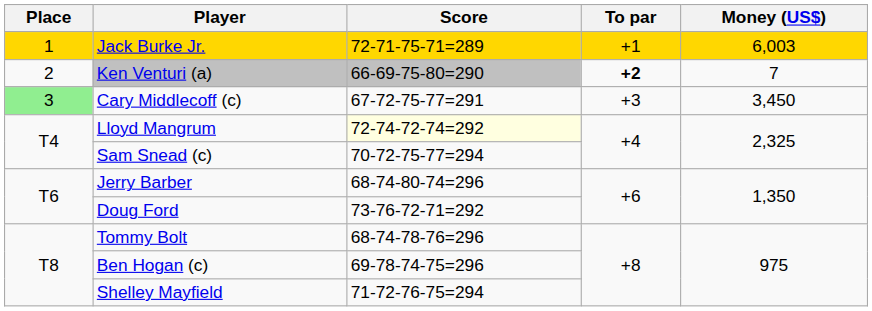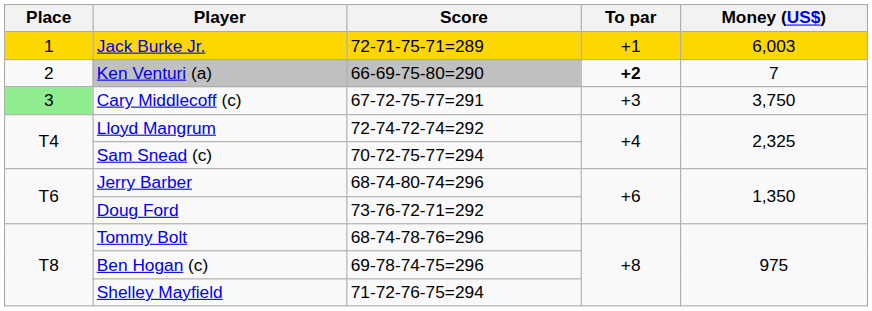(774, 100) 3,450 -> (774, 100) 3,750
(417, 127) lightyellow background -> (417, 127) no background
